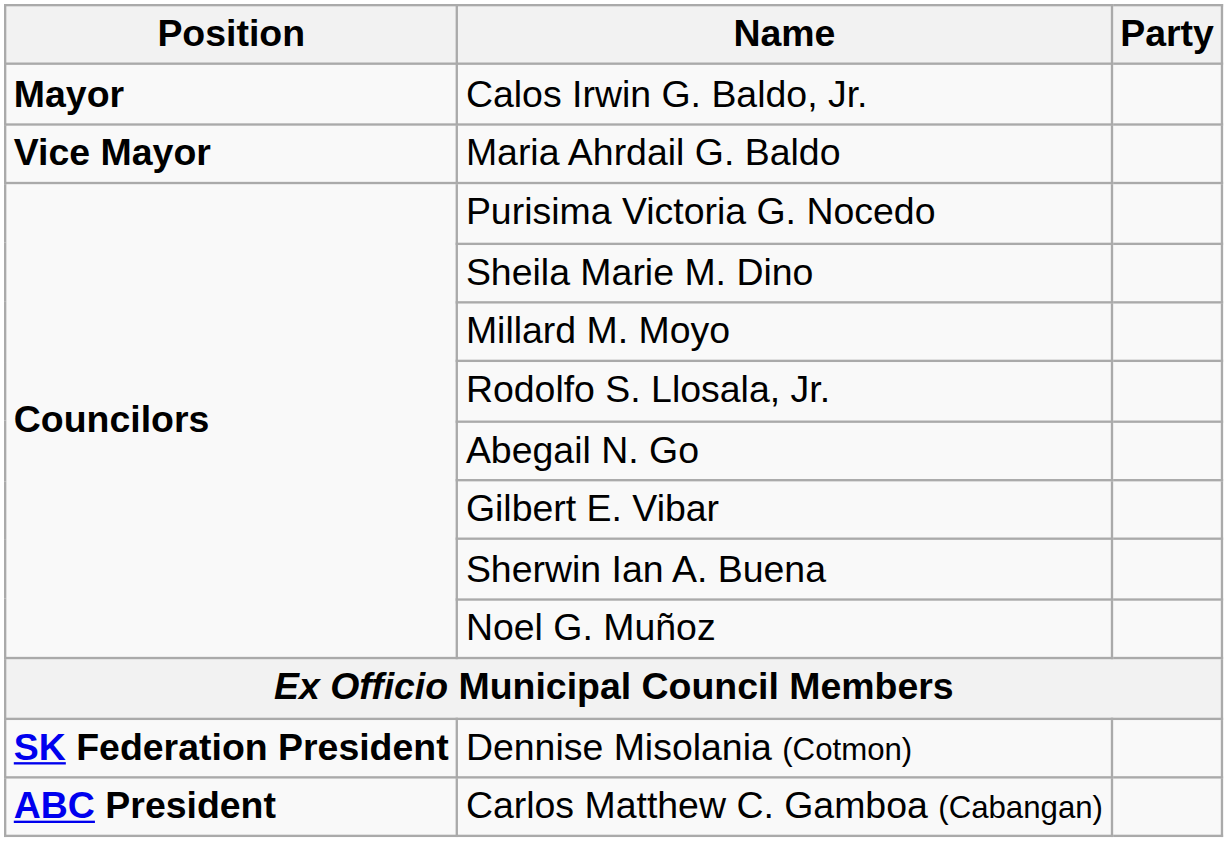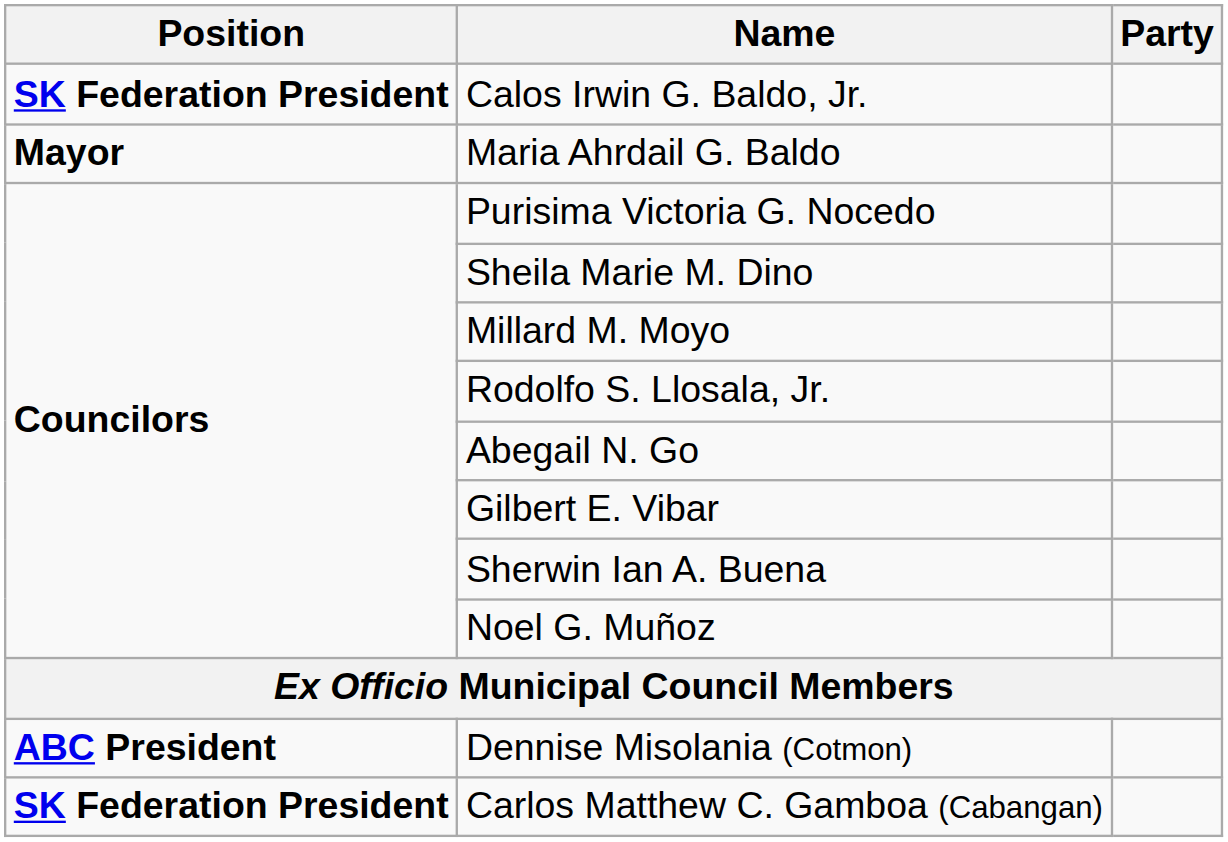(69, 93) Mayor -> (231, 93) SK Federation President
(112, 152) Vice Mayor -> (69, 152) Mayor
(231, 746) SK Federation President -> (145, 746) ABC President
(145, 806) ABC President -> (231, 806) SK Federation President
